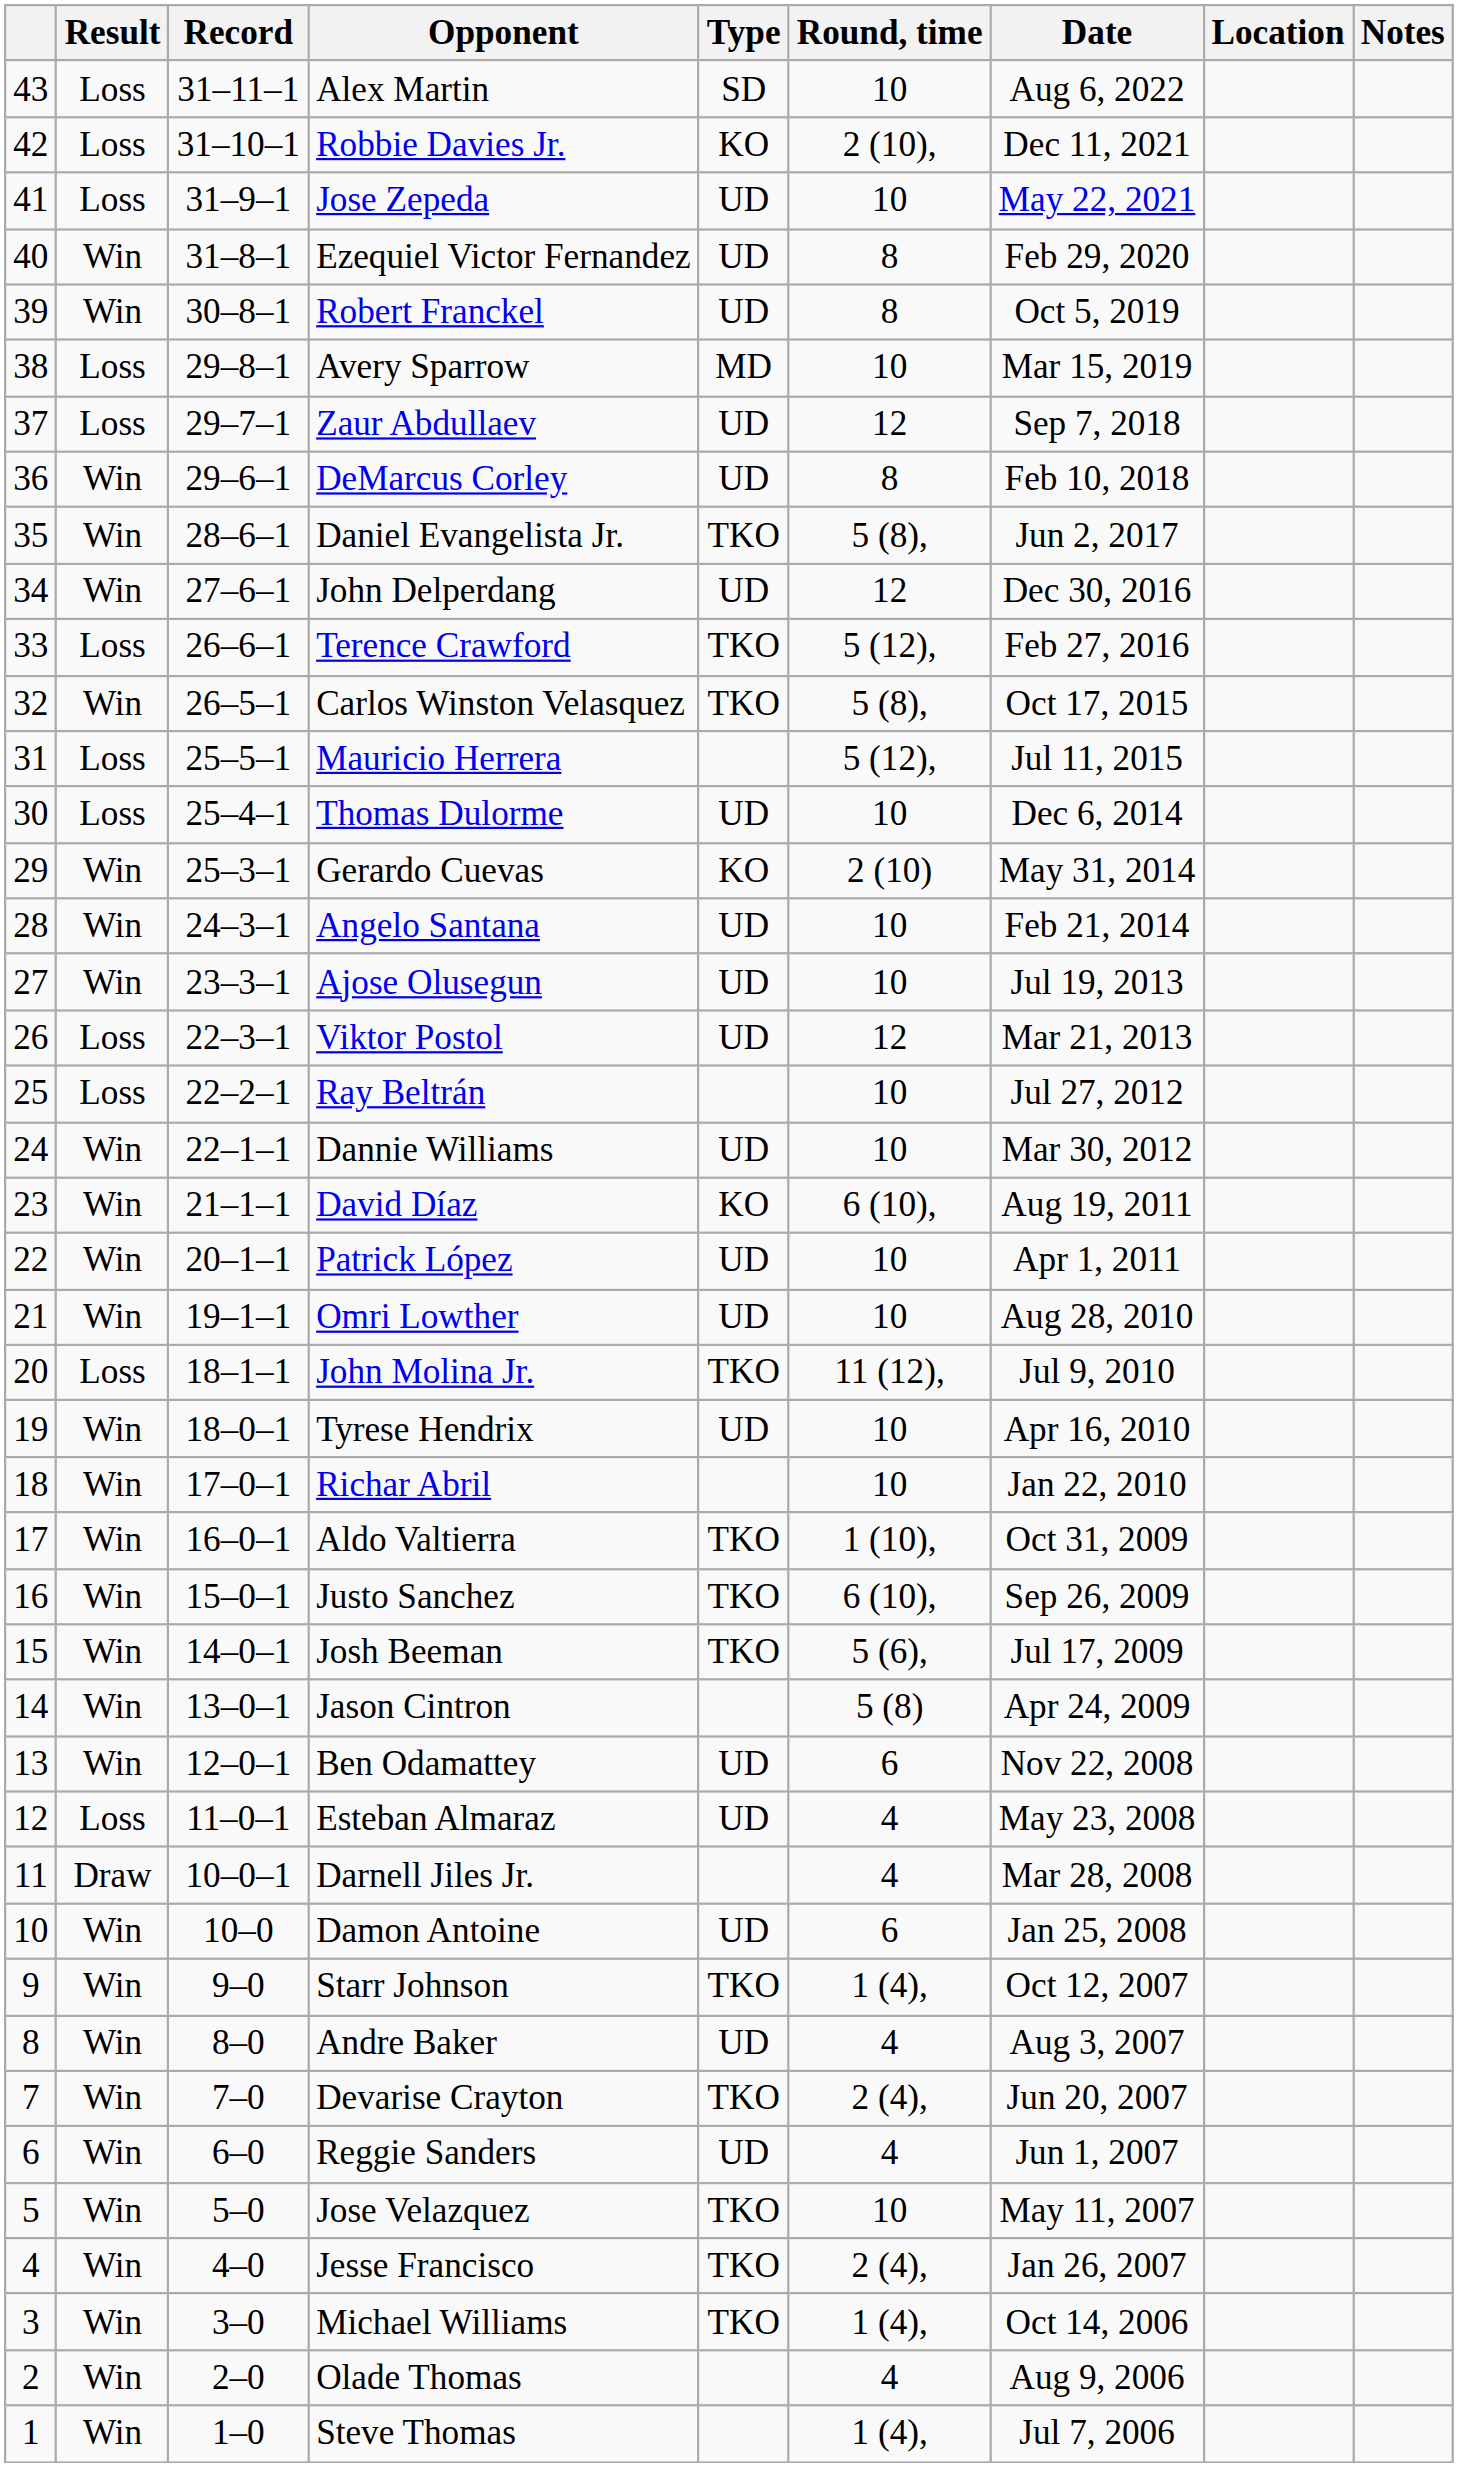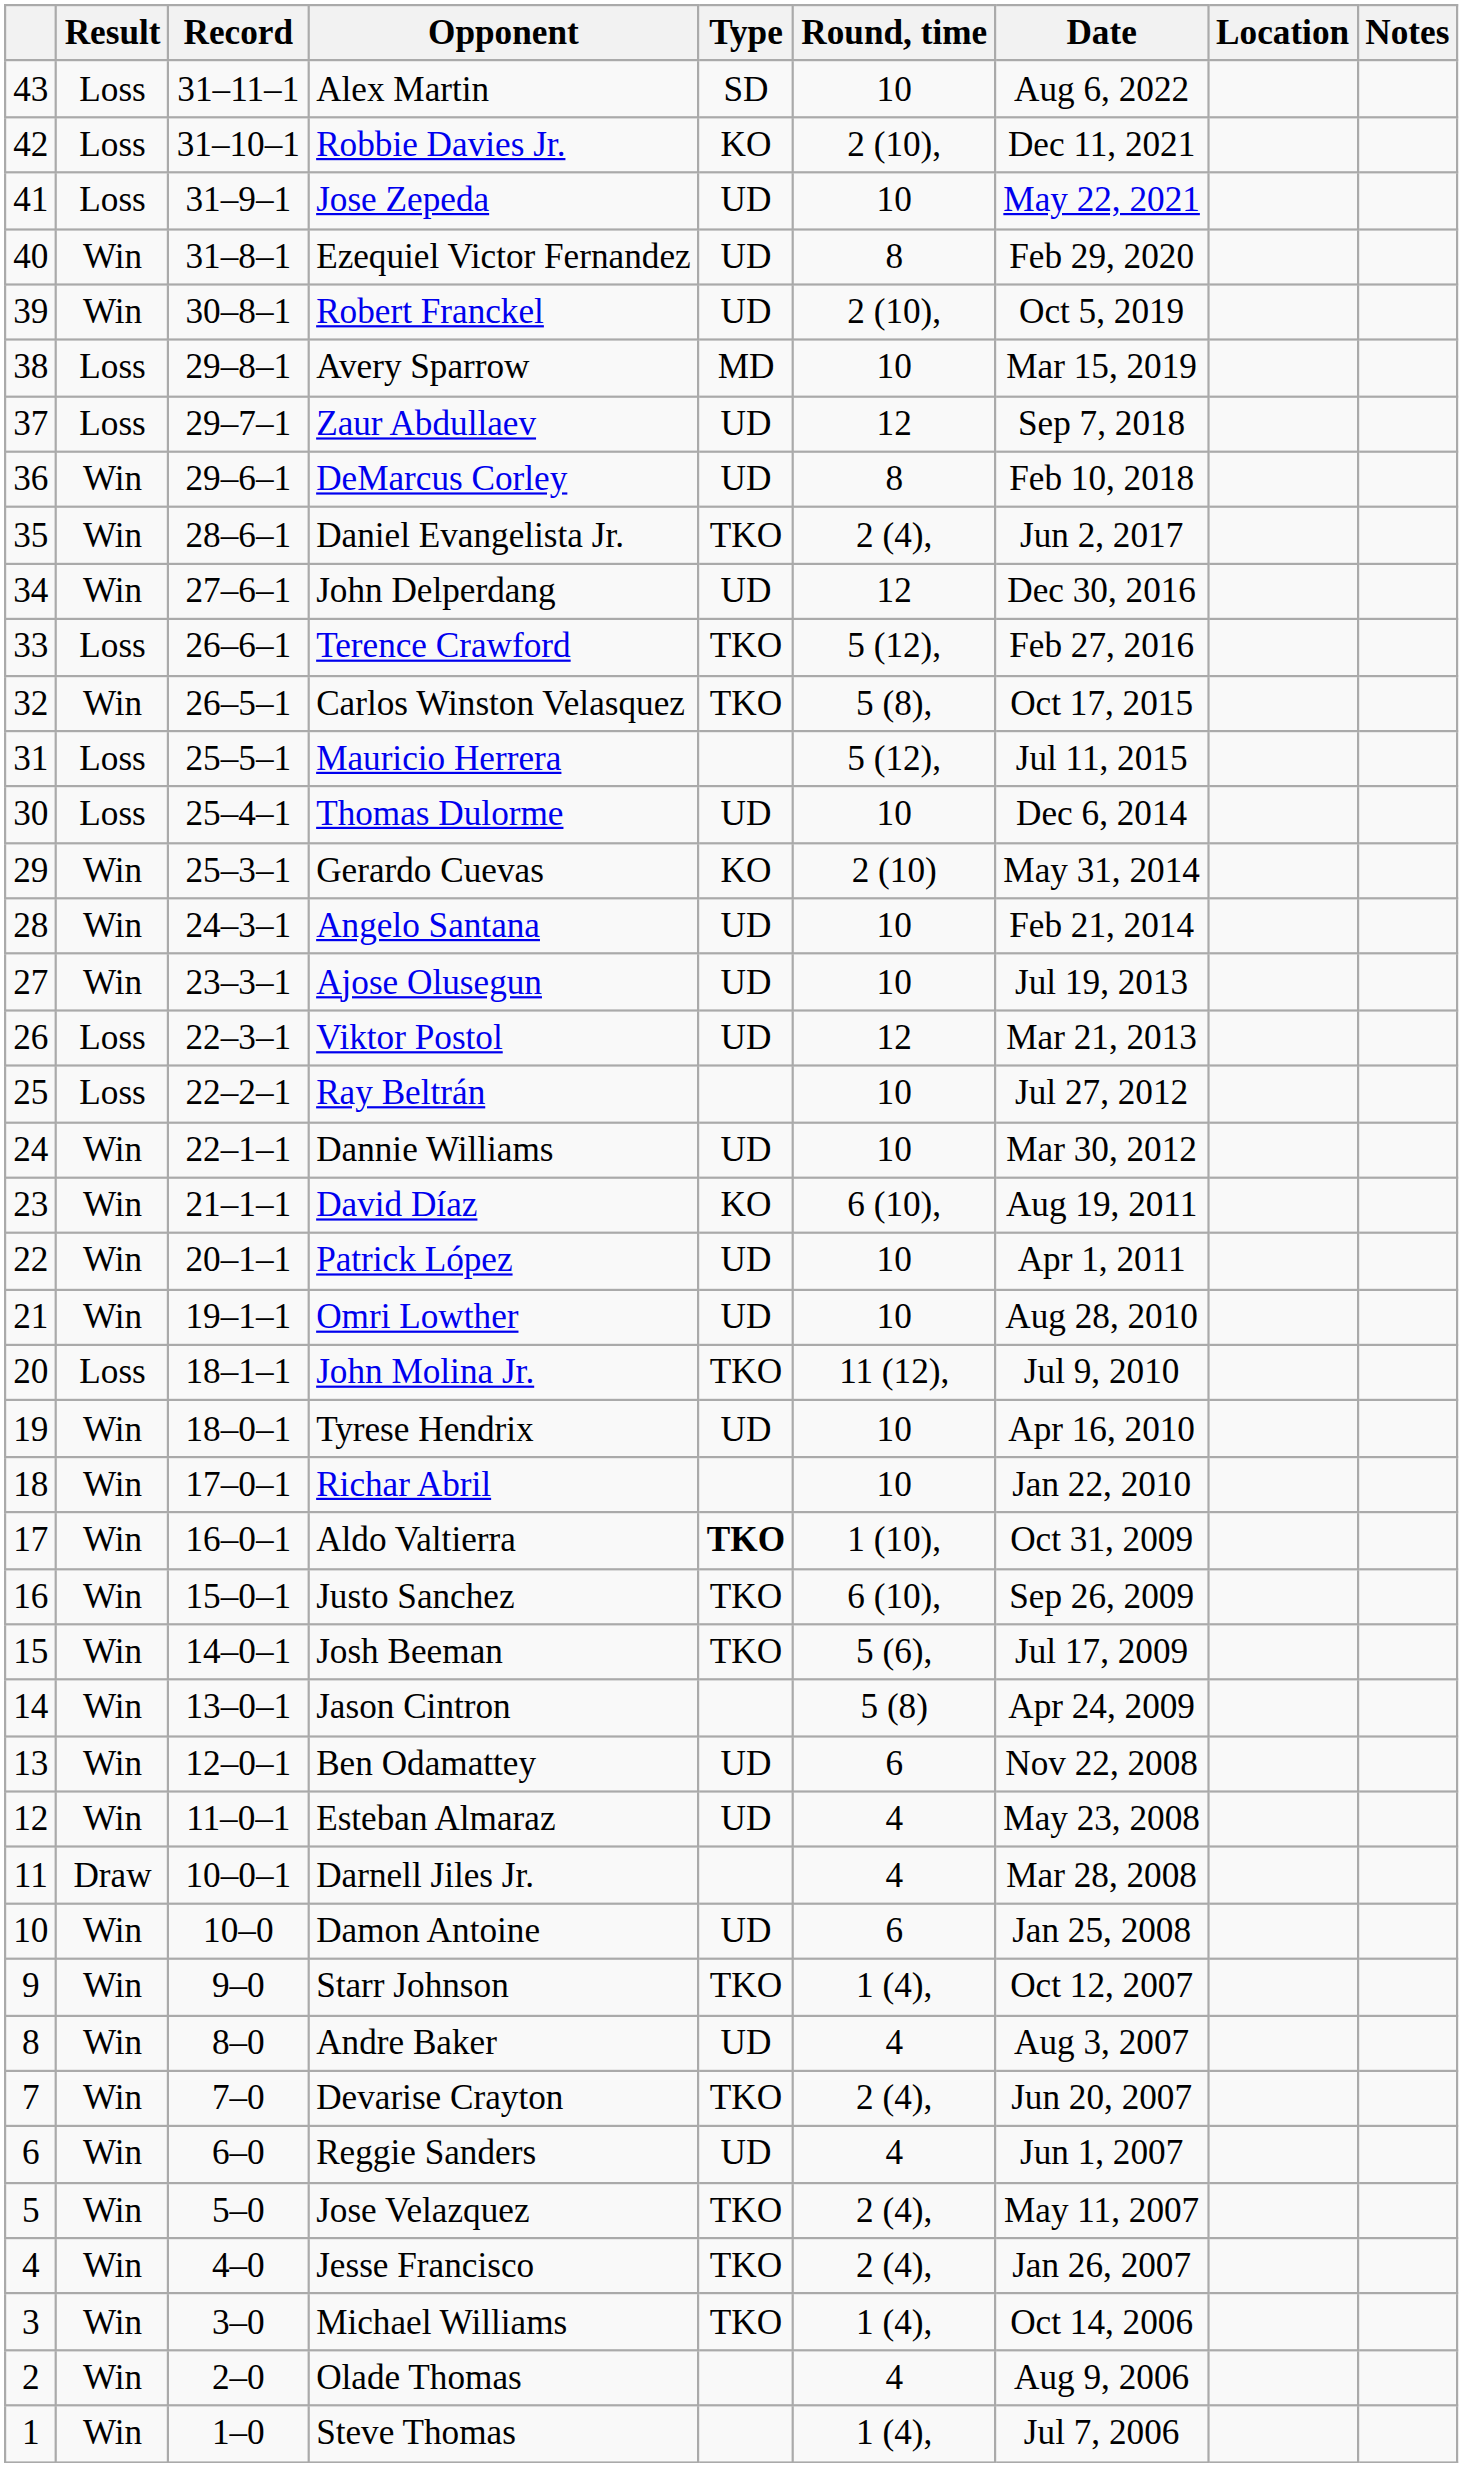(890, 311) 8 -> (894, 311) 2 (10),
(890, 534) 5 (8), -> (894, 534) 2 (4),
(744, 1539) normal -> (746, 1539) bold
(113, 1818) Loss -> (113, 1818) Win
(890, 2209) 10 -> (894, 2209) 2 (4),
